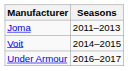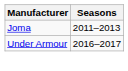- row: (15, 43)
